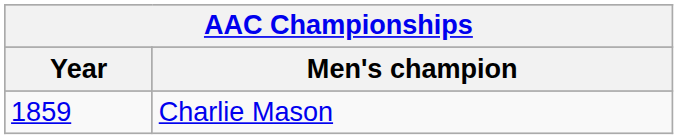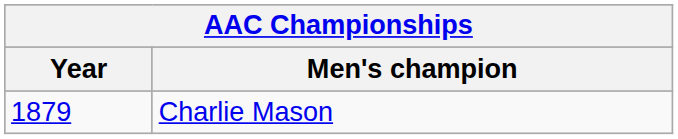(41, 111) 1859 -> (41, 111) 1879
